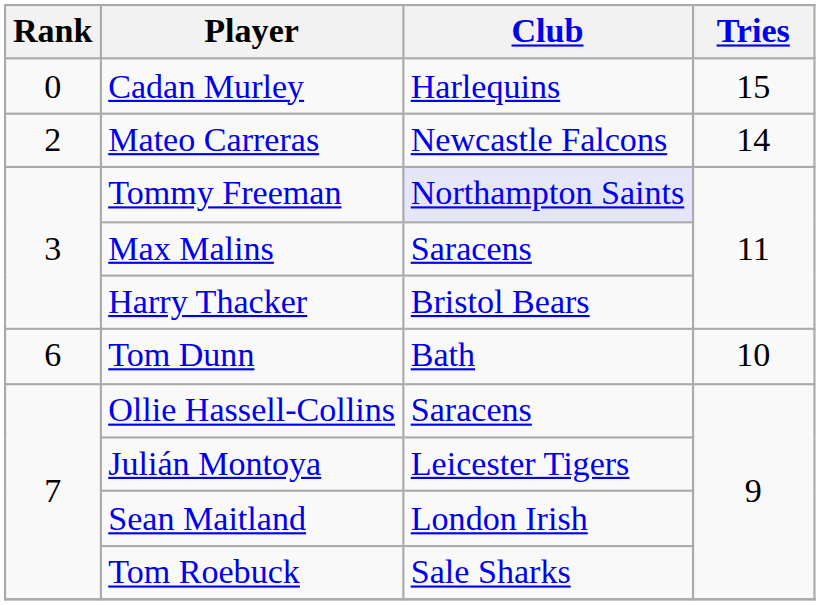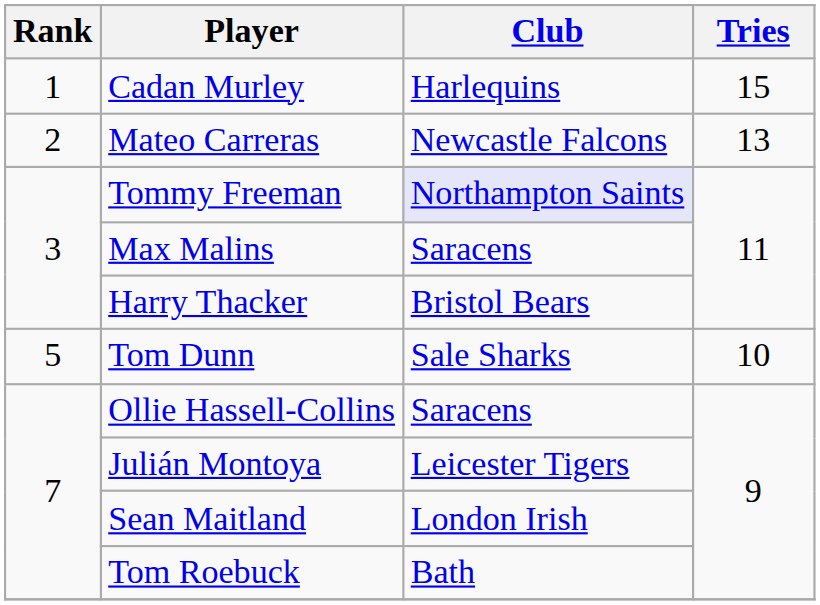(53, 85) 0 -> (53, 85) 1
(753, 139) 14 -> (753, 139) 13
(53, 355) 6 -> (53, 355) 5
(443, 355) Bath -> (491, 355) Sale Sharks
(491, 572) Sale Sharks -> (443, 572) Bath
